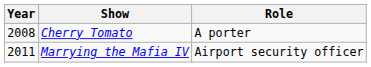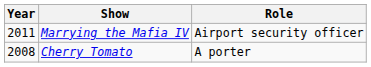rows swapped: (87, 33) <-> (115, 52)
